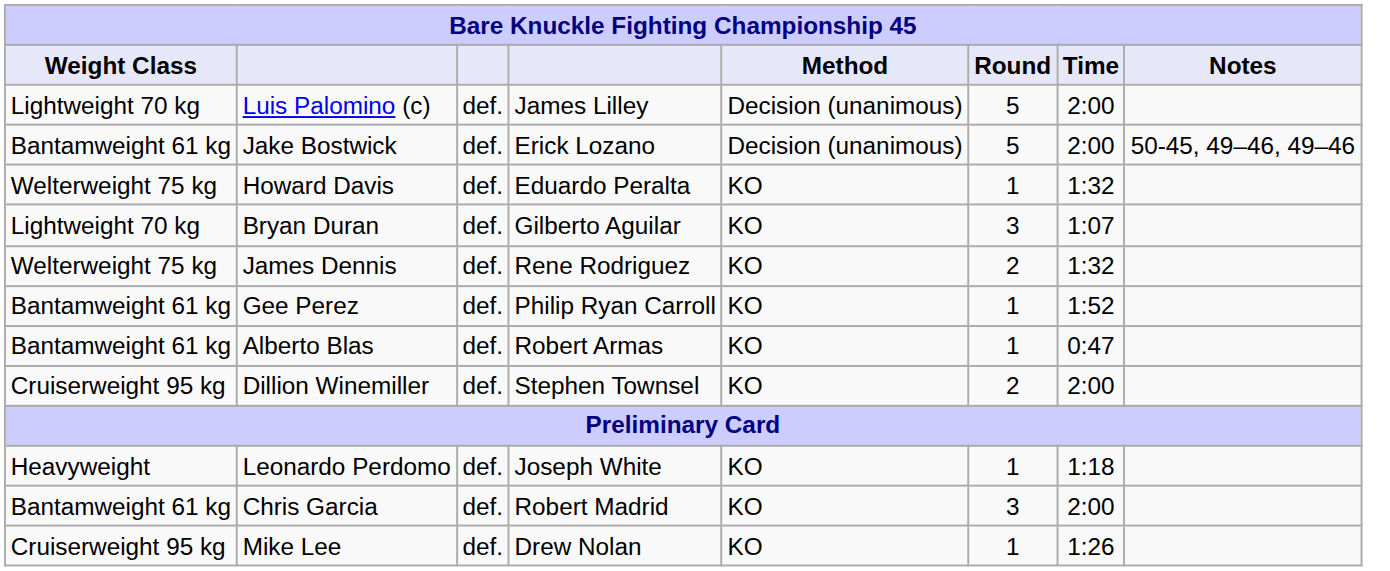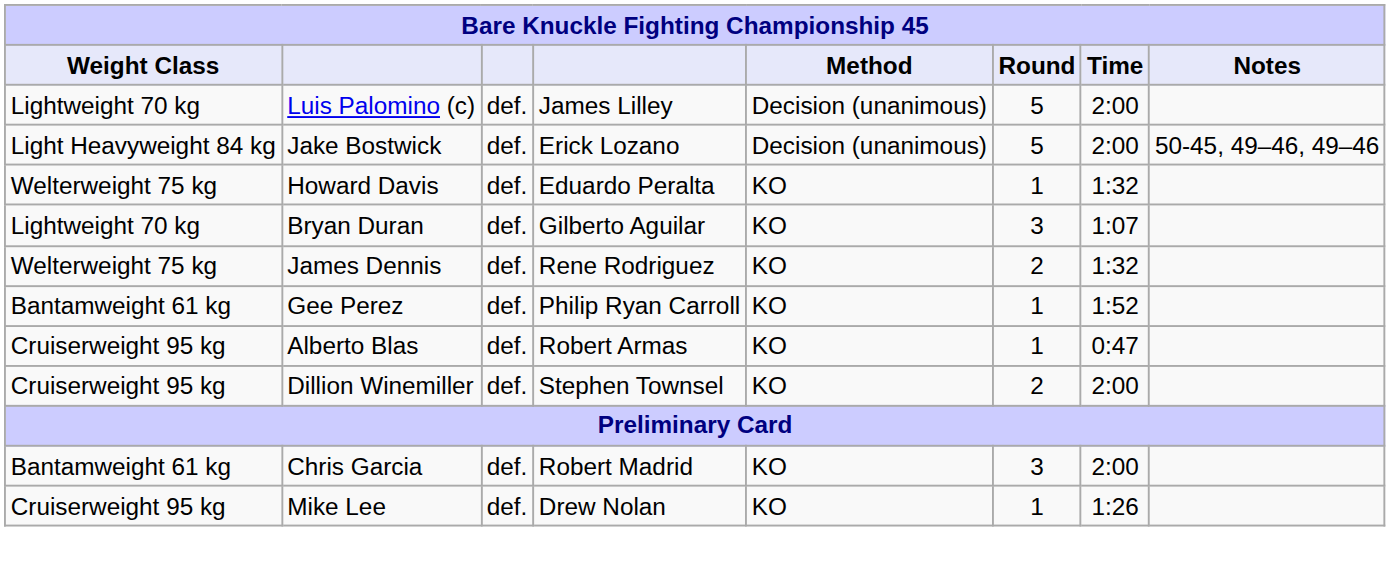(121, 145) Bantamweight 61 kg -> (143, 145) Light Heavyweight 84 kg
(121, 345) Bantamweight 61 kg -> (118, 345) Cruiserweight 95 kg
- row: (347, 466)
